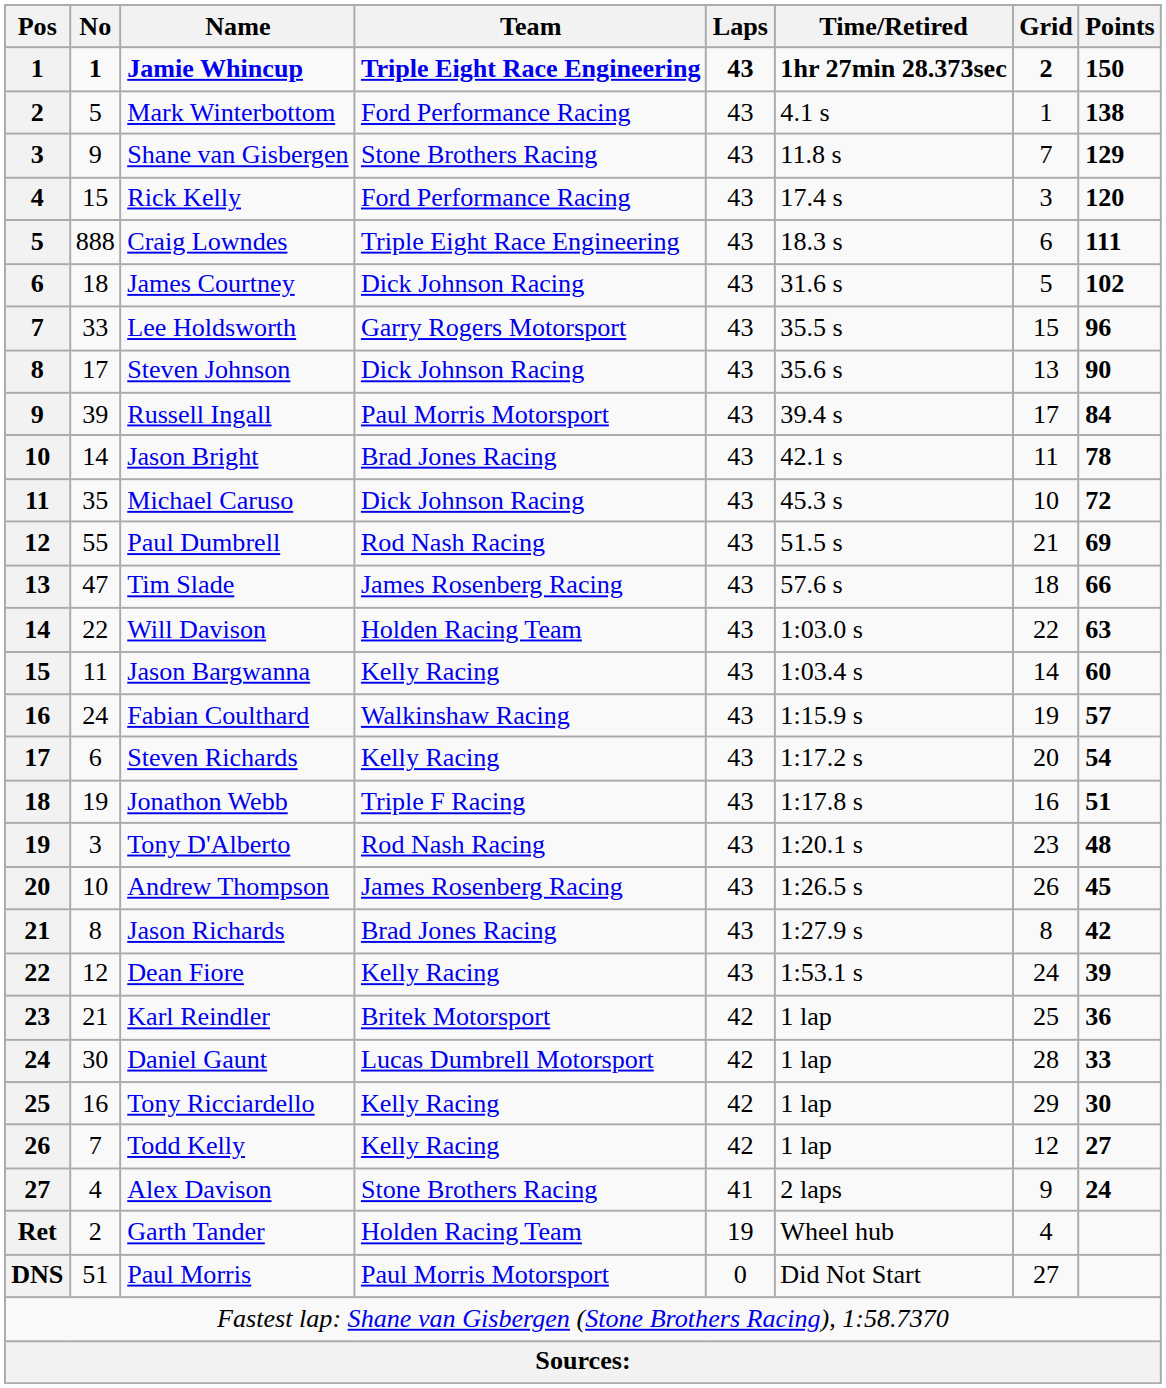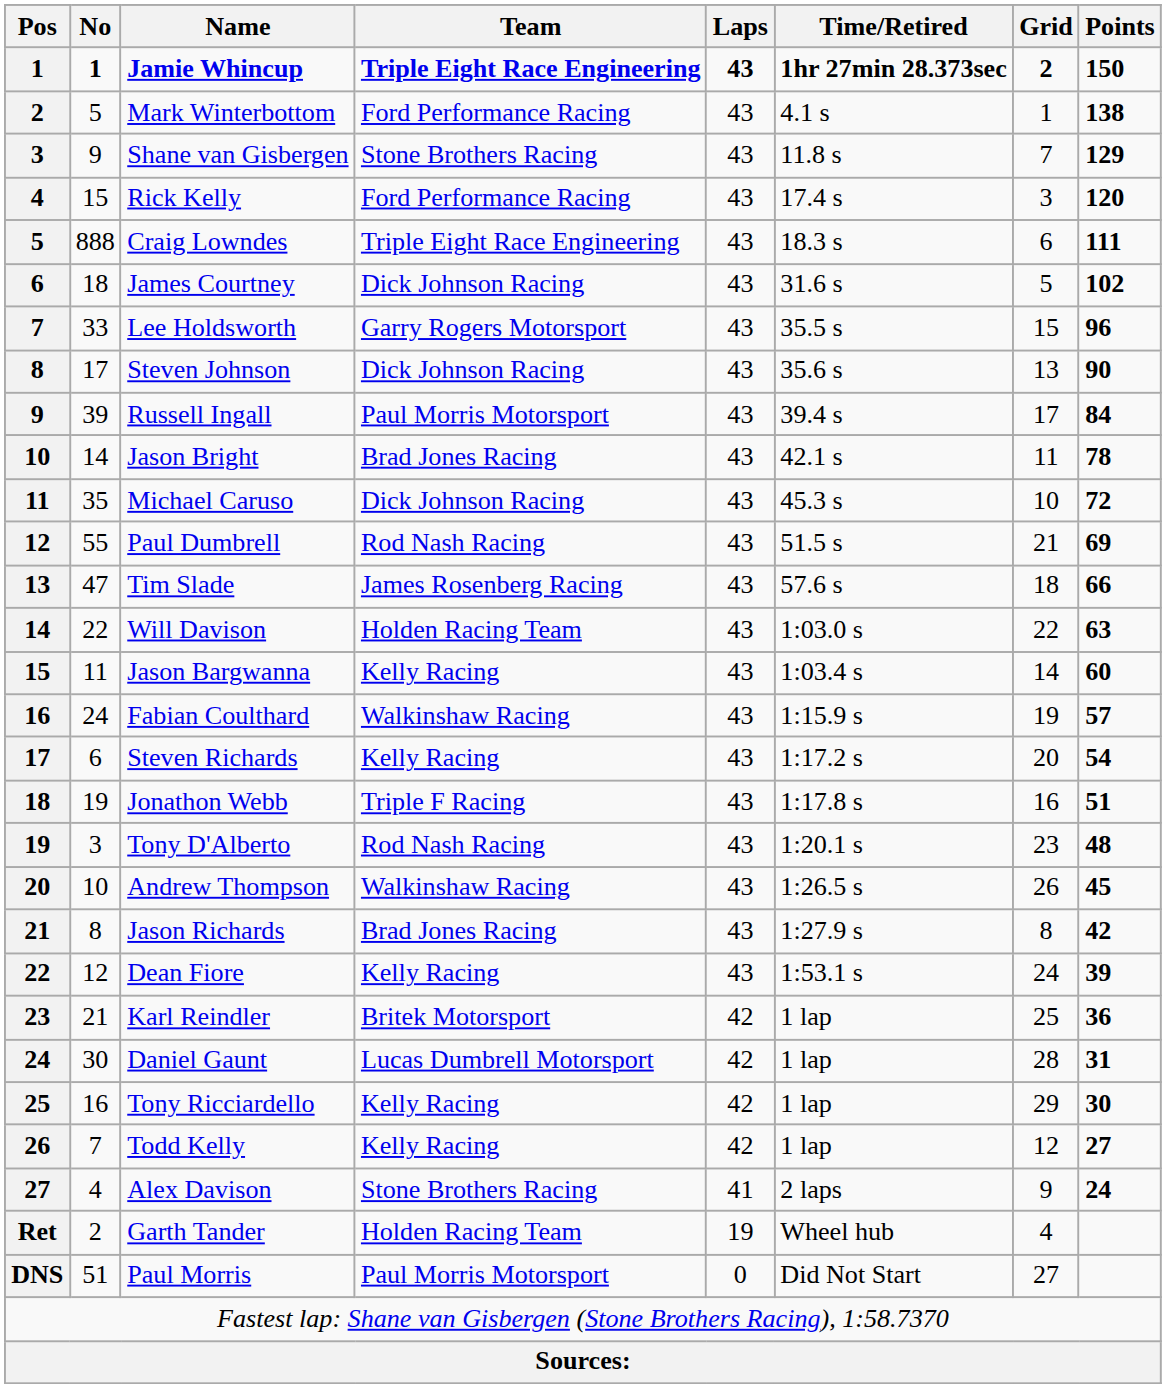(492, 887) James Rosenberg Racing -> (465, 887) Walkinshaw Racing
(1098, 1059) 33 -> (1098, 1059) 31
